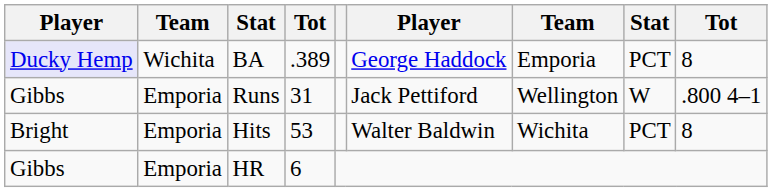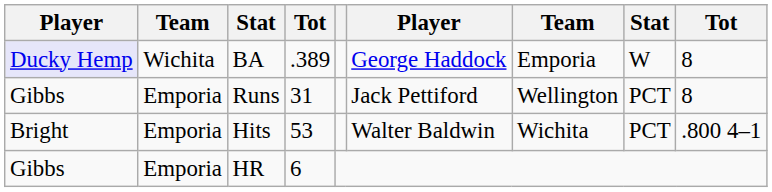(650, 58) PCT -> (639, 58) W
(639, 95) W -> (650, 95) PCT
(721, 95) .800 4–1 -> (687, 95) 8
(687, 131) 8 -> (721, 131) .800 4–1
